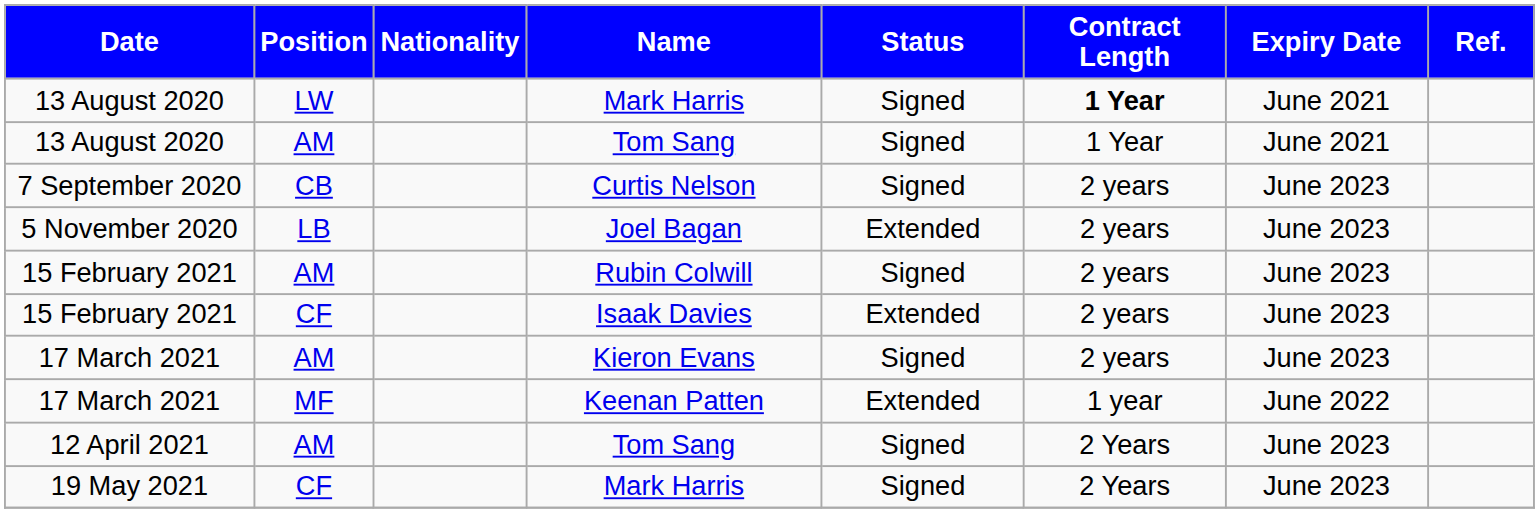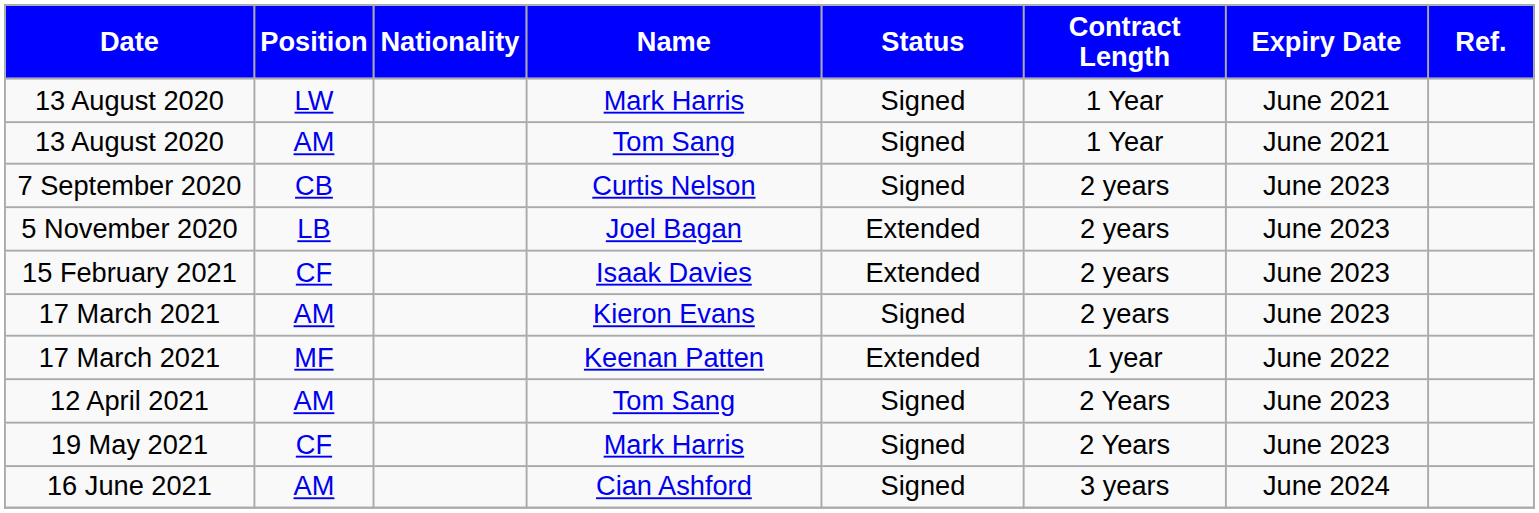(1125, 100) bold -> (1125, 100) normal
- row: (129, 272)
+ row: (129, 487)
